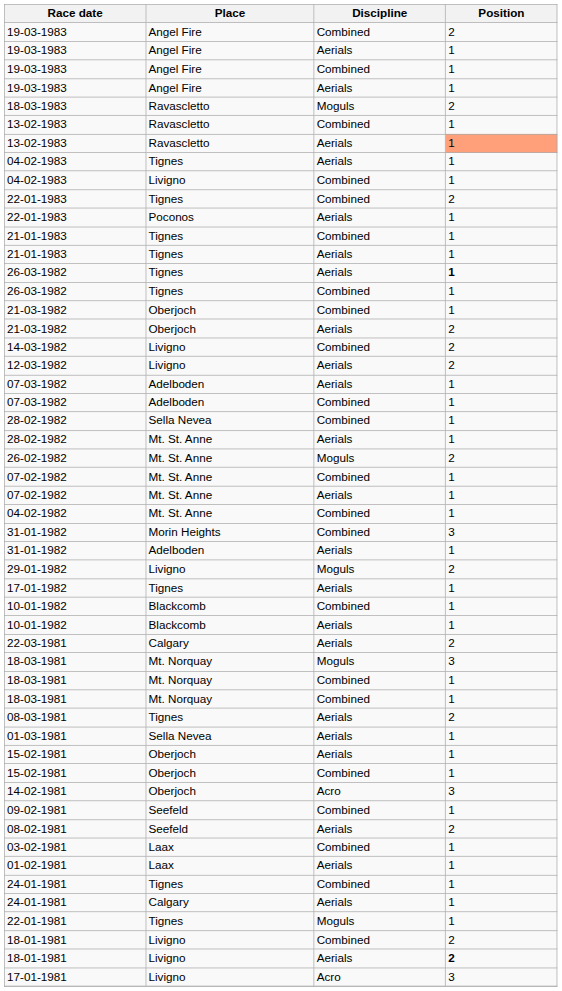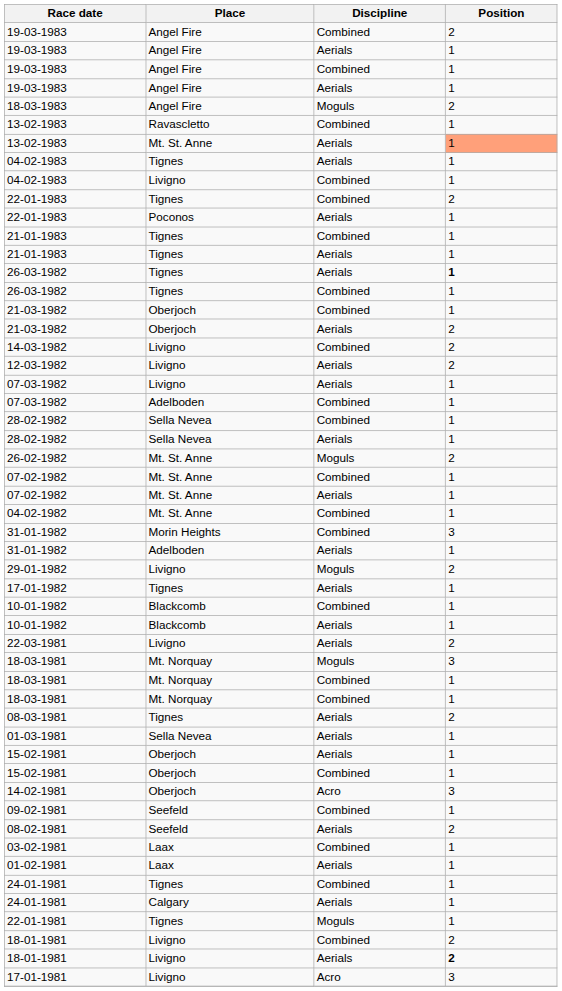(179, 106) Ravascletto -> (175, 106) Angel Fire
(179, 143) Ravascletto -> (180, 143) Mt. St. Anne
(176, 384) Adelboden -> (167, 384) Livigno
(180, 439) Mt. St. Anne -> (180, 439) Sella Nevea
(169, 643) Calgary -> (167, 643) Livigno
